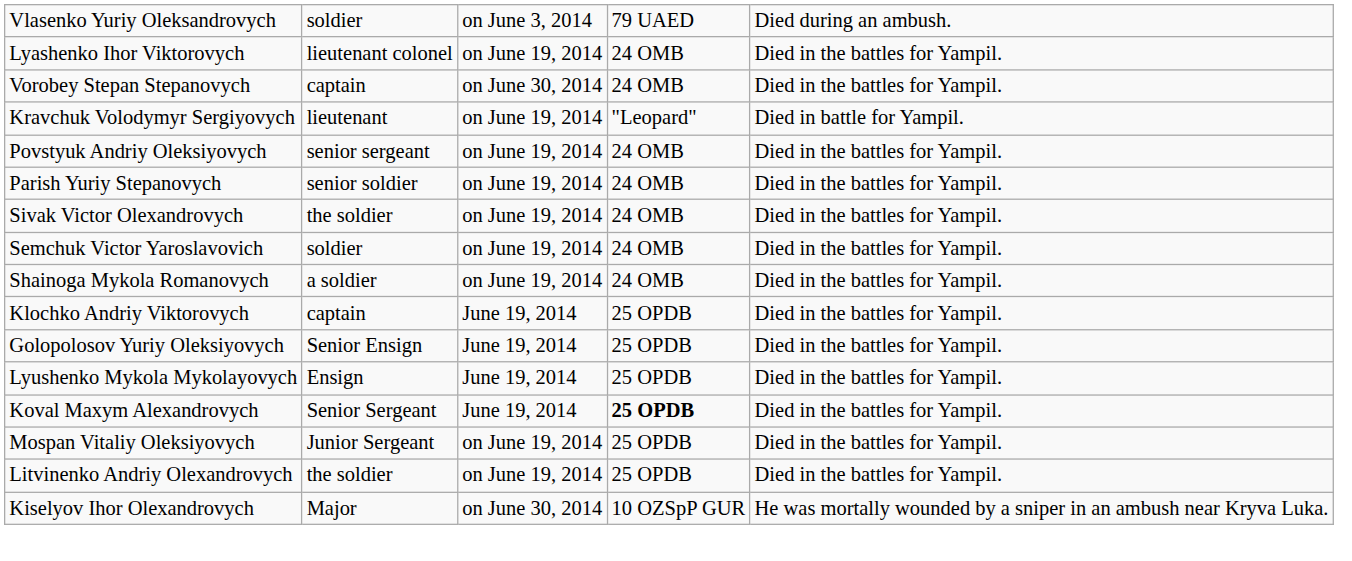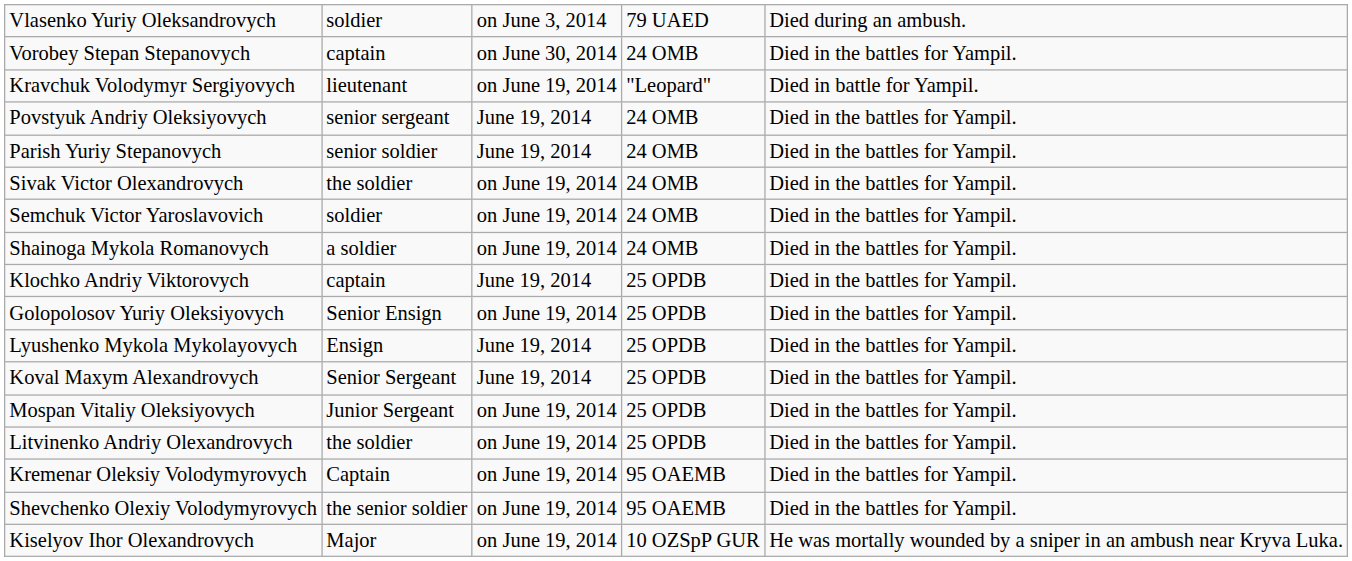- row: (127, 53)
(532, 150) on June 19, 2014 -> (534, 118) June 19, 2014
(532, 183) on June 19, 2014 -> (534, 150) June 19, 2014
(519, 345) June 19, 2014 -> (547, 313) on June 19, 2014
(653, 410) bold -> (666, 378) normal
+ row: (158, 475)
+ row: (163, 507)
(532, 507) on June 30, 2014 -> (547, 540) on June 19, 2014
